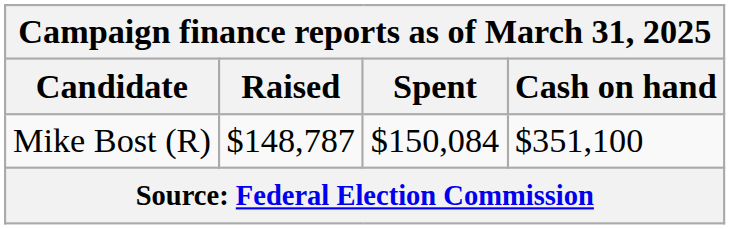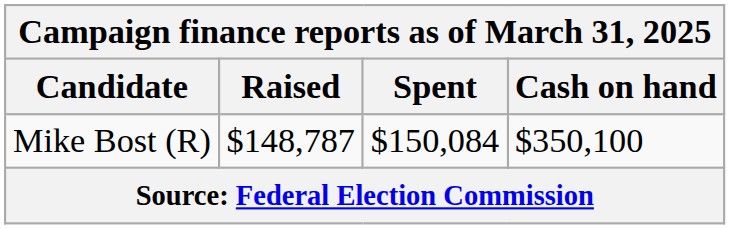(579, 140) $351,100 -> (579, 140) $350,100
